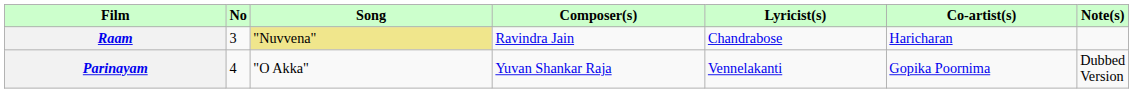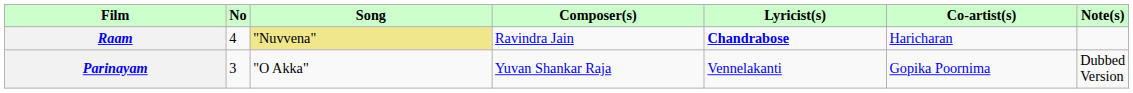(233, 38) 3 -> (233, 38) 4
(745, 38) normal -> (748, 38) bold
(233, 68) 4 -> (233, 68) 3
